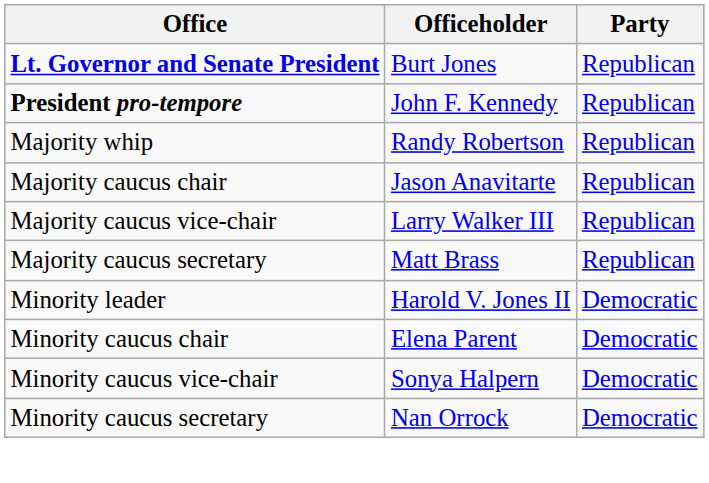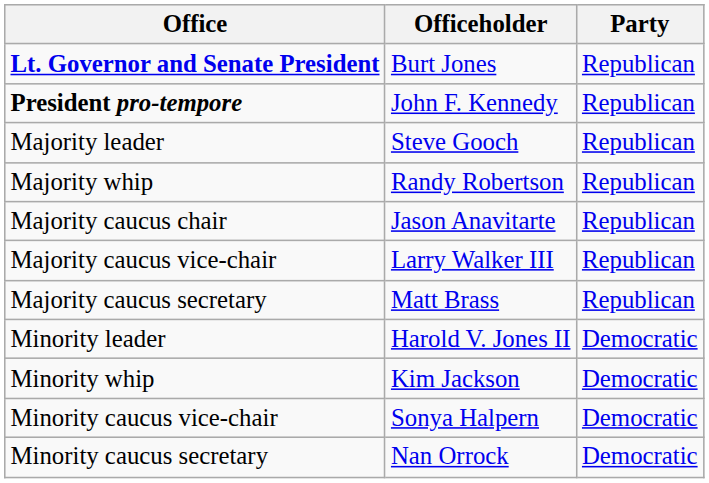+ row: (87, 142)
+ row: (82, 378)
- row: (119, 338)
